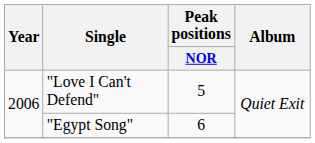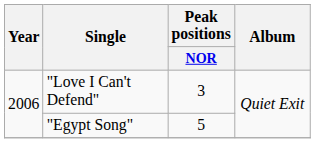(201, 91) 5 -> (201, 91) 3
(201, 125) 6 -> (201, 125) 5
